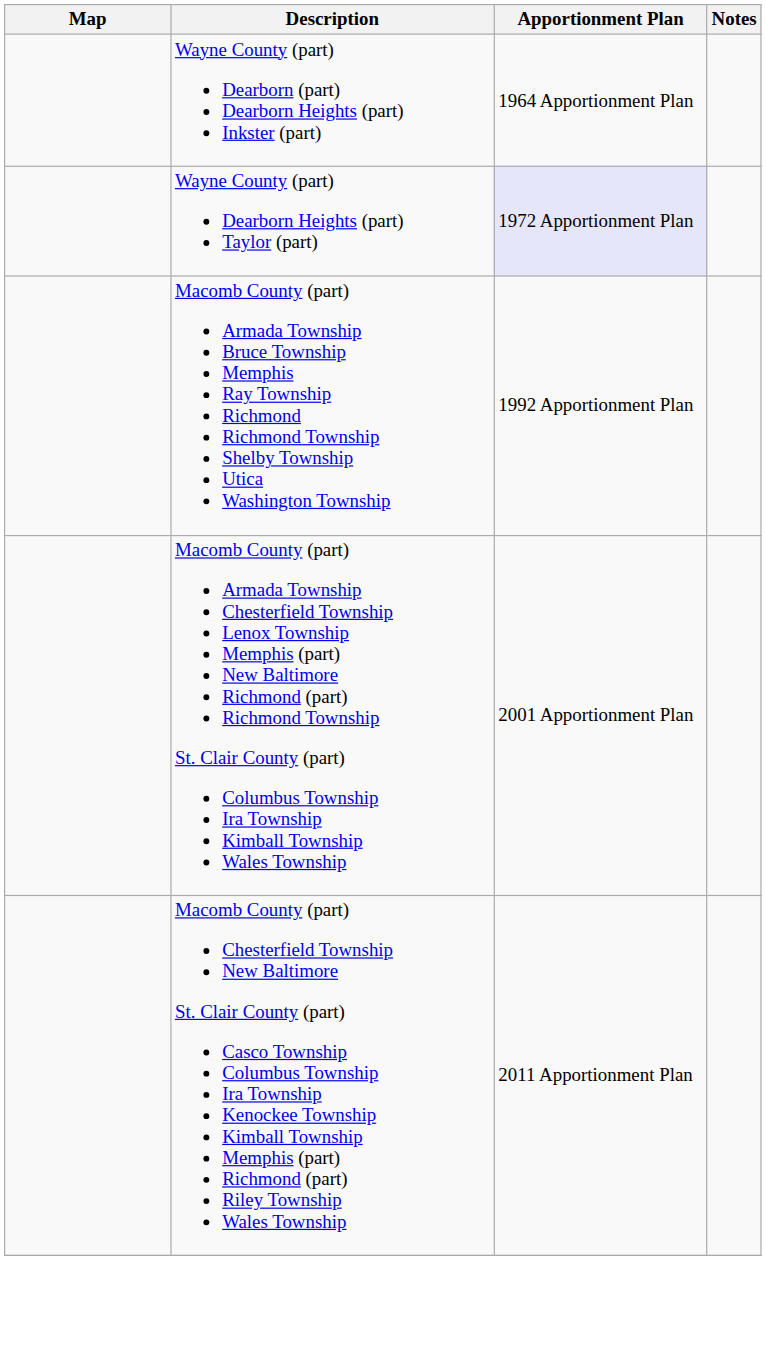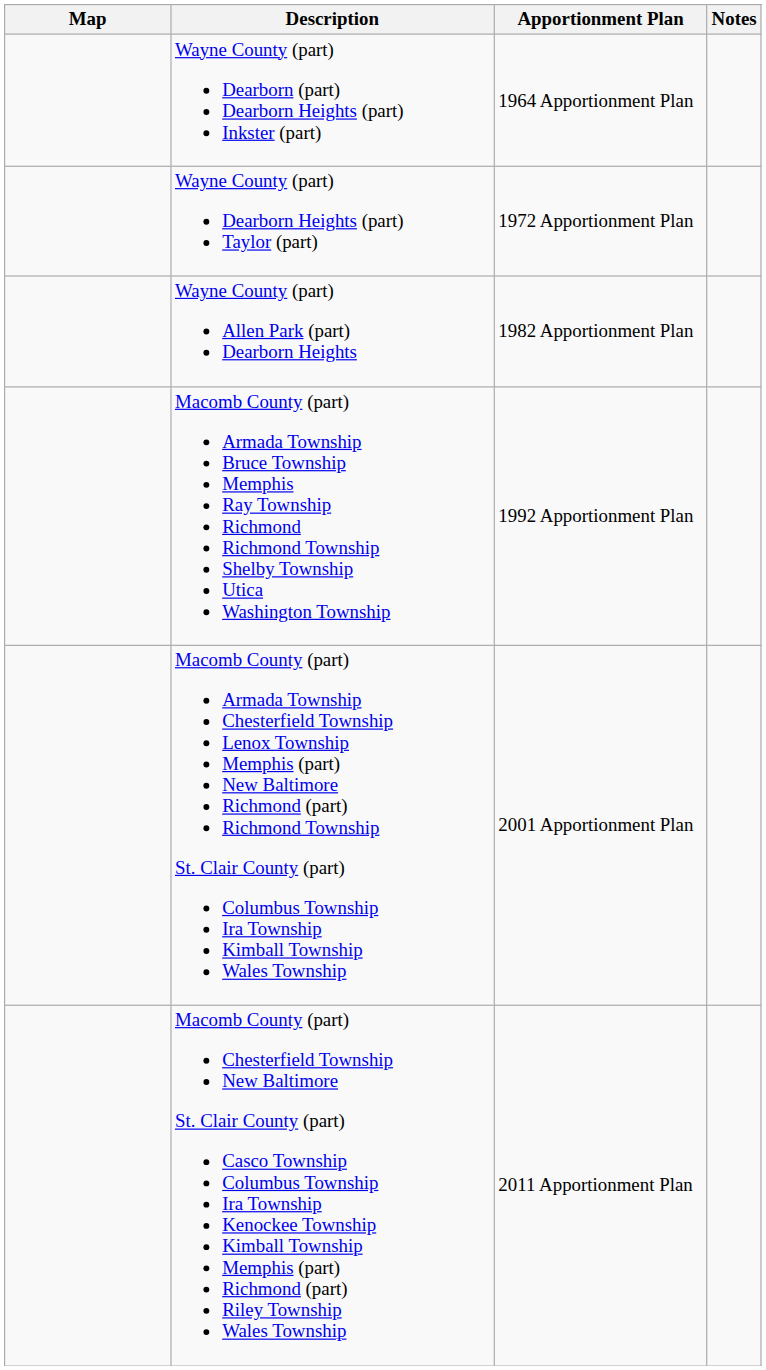(596, 220) lavender background -> (596, 220) no background
+ row: (332, 322)
